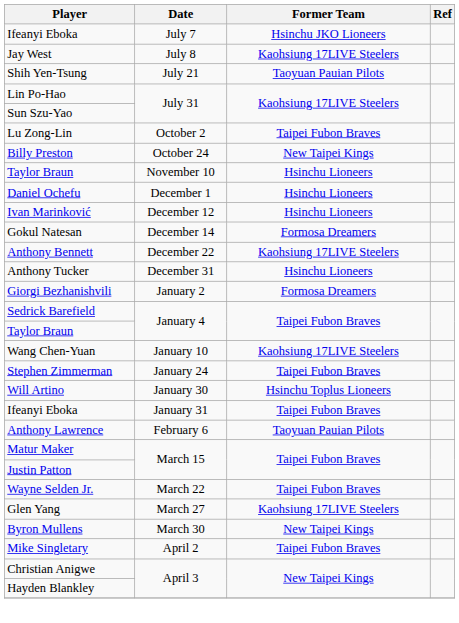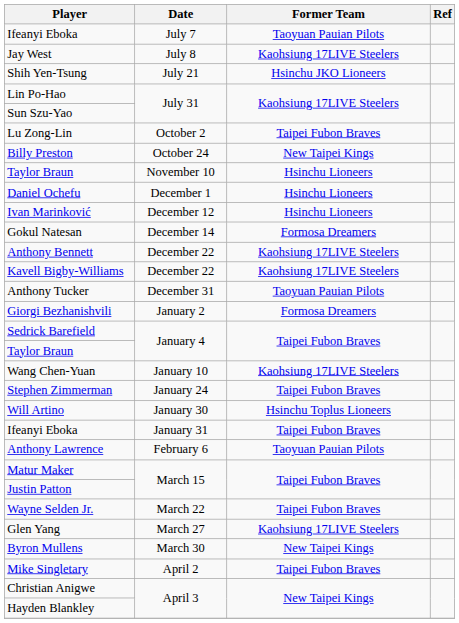(328, 34) Hsinchu JKO Lioneers -> (328, 34) Taoyuan Pauian Pilots
(328, 73) Taoyuan Pauian Pilots -> (328, 73) Hsinchu JKO Lioneers
+ row: (65, 271)
(328, 271) Hsinchu Lioneers -> (328, 291) Taoyuan Pauian Pilots
